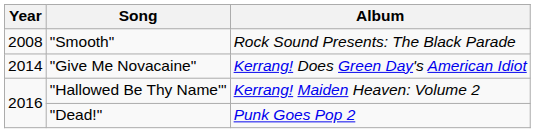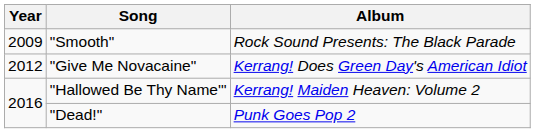(25, 41) 2008 -> (25, 41) 2009
(25, 66) 2014 -> (25, 66) 2012
